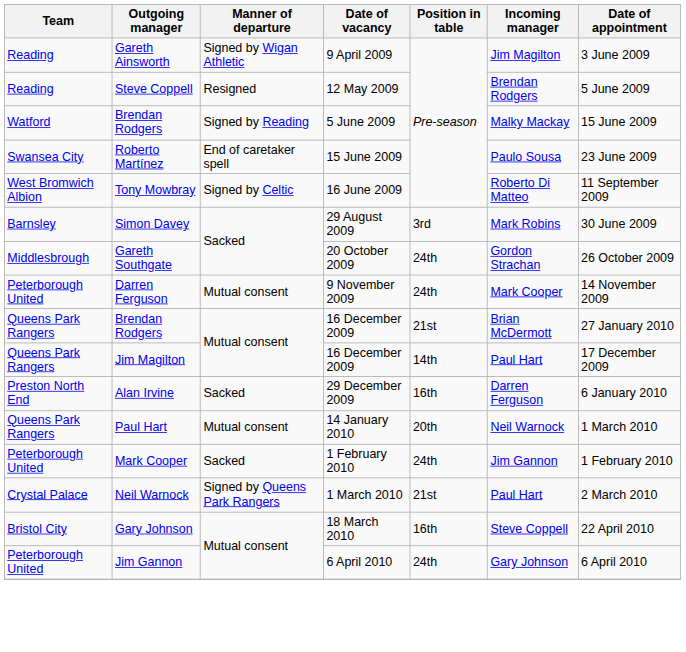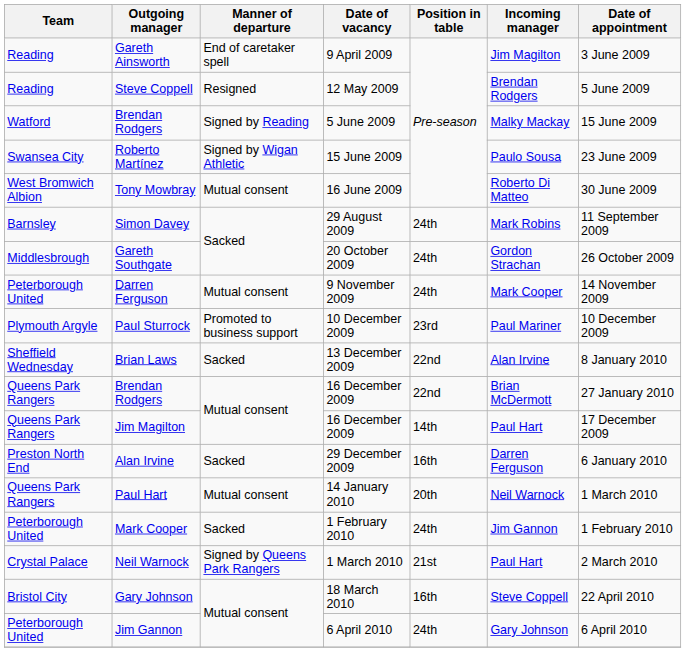(251, 55) Signed by Wigan Athletic -> (249, 55) End of caretaker spell
(249, 156) End of caretaker spell -> (251, 156) Signed by Wigan Athletic
(249, 190) Signed by Celtic -> (246, 190) Mutual consent
(620, 190) 11 September 2009 -> (619, 190) 30 June 2009
(422, 224) 3rd -> (425, 224) 24th
(619, 224) 30 June 2009 -> (620, 224) 11 September 2009
+ row: (152, 325)
+ row: (146, 359)
(425, 325) 21st -> (427, 393) 22nd
